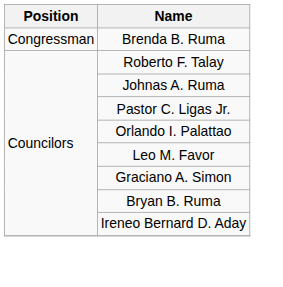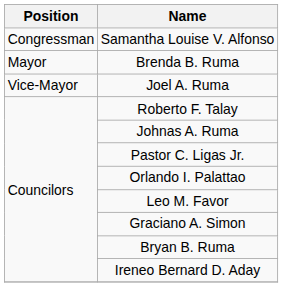+ row: (188, 39)
(51, 39) Congressman -> (27, 62) Mayor
+ row: (188, 85)
